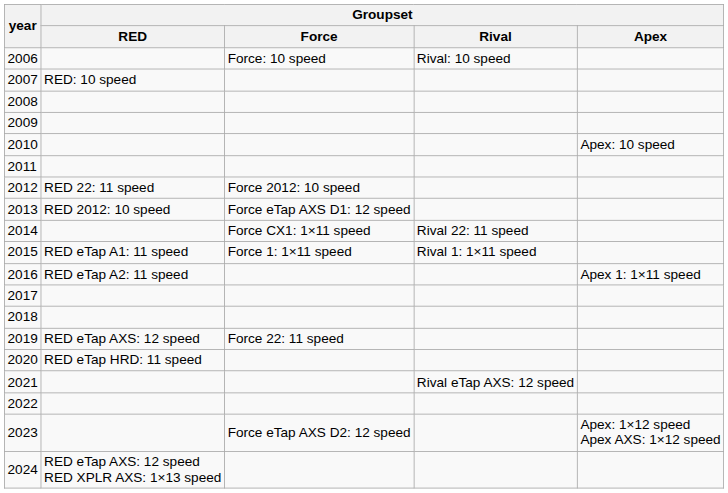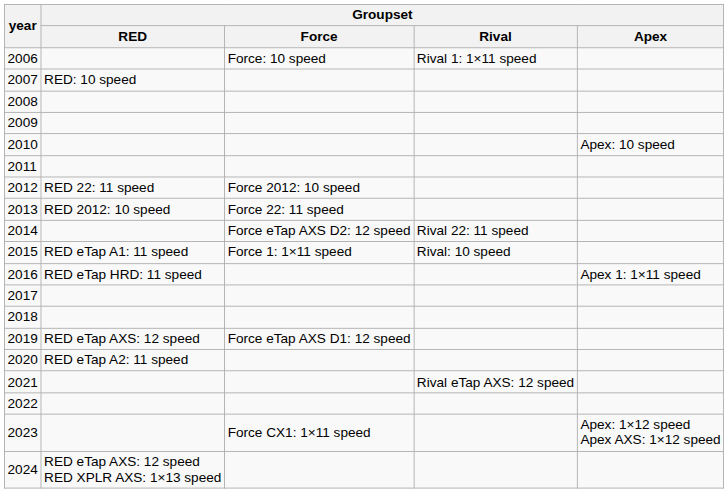(464, 58) Rival: 10 speed -> (477, 58) Rival 1: 1×11 speed
(319, 209) Force eTap AXS D1: 12 speed -> (286, 209) Force 22: 11 speed
(299, 230) Force CX1: 1×11 speed -> (319, 230) Force eTap AXS D2: 12 speed
(477, 252) Rival 1: 1×11 speed -> (464, 252) Rival: 10 speed
(116, 274) RED eTap A2: 11 speed -> (123, 274) RED eTap HRD: 11 speed
(286, 338) Force 22: 11 speed -> (319, 338) Force eTap AXS D1: 12 speed
(123, 360) RED eTap HRD: 11 speed -> (116, 360) RED eTap A2: 11 speed
(319, 432) Force eTap AXS D2: 12 speed -> (299, 432) Force CX1: 1×11 speed
